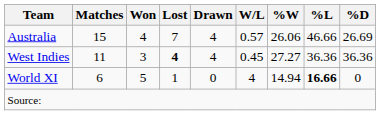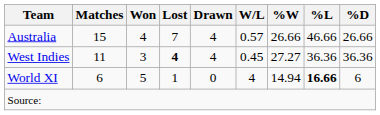(286, 36) 26.06 -> (286, 36) 26.66
(358, 36) 26.69 -> (358, 36) 26.66
(358, 78) 0 -> (358, 78) 6
